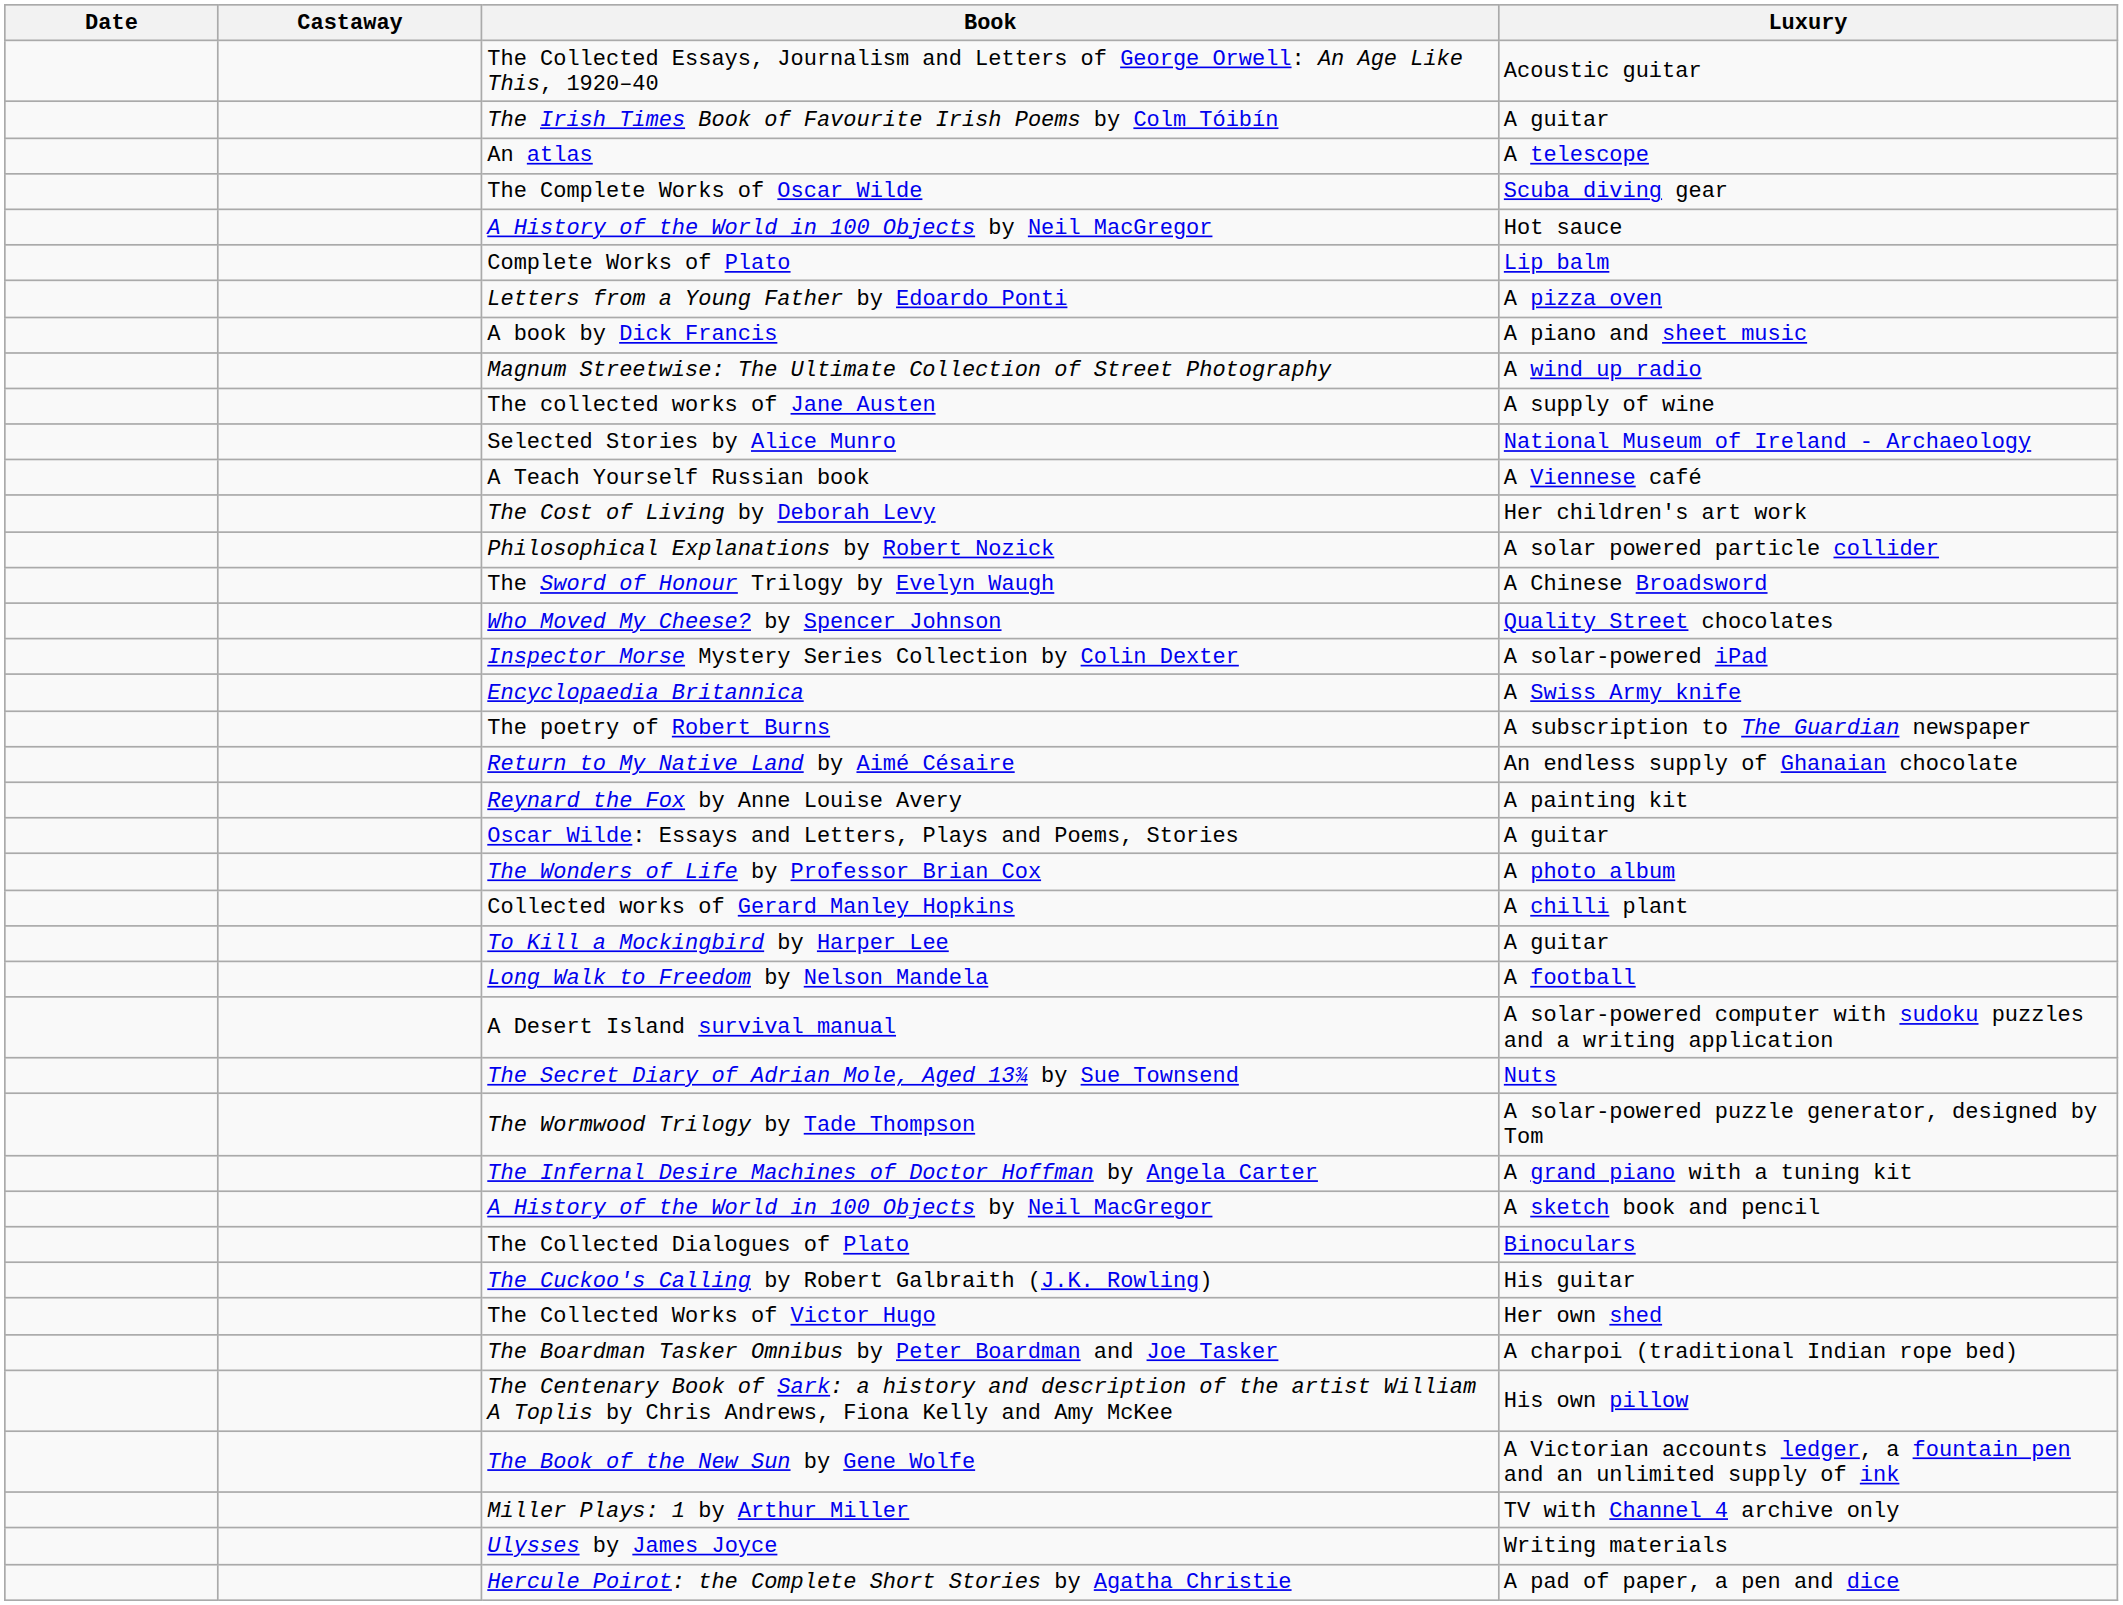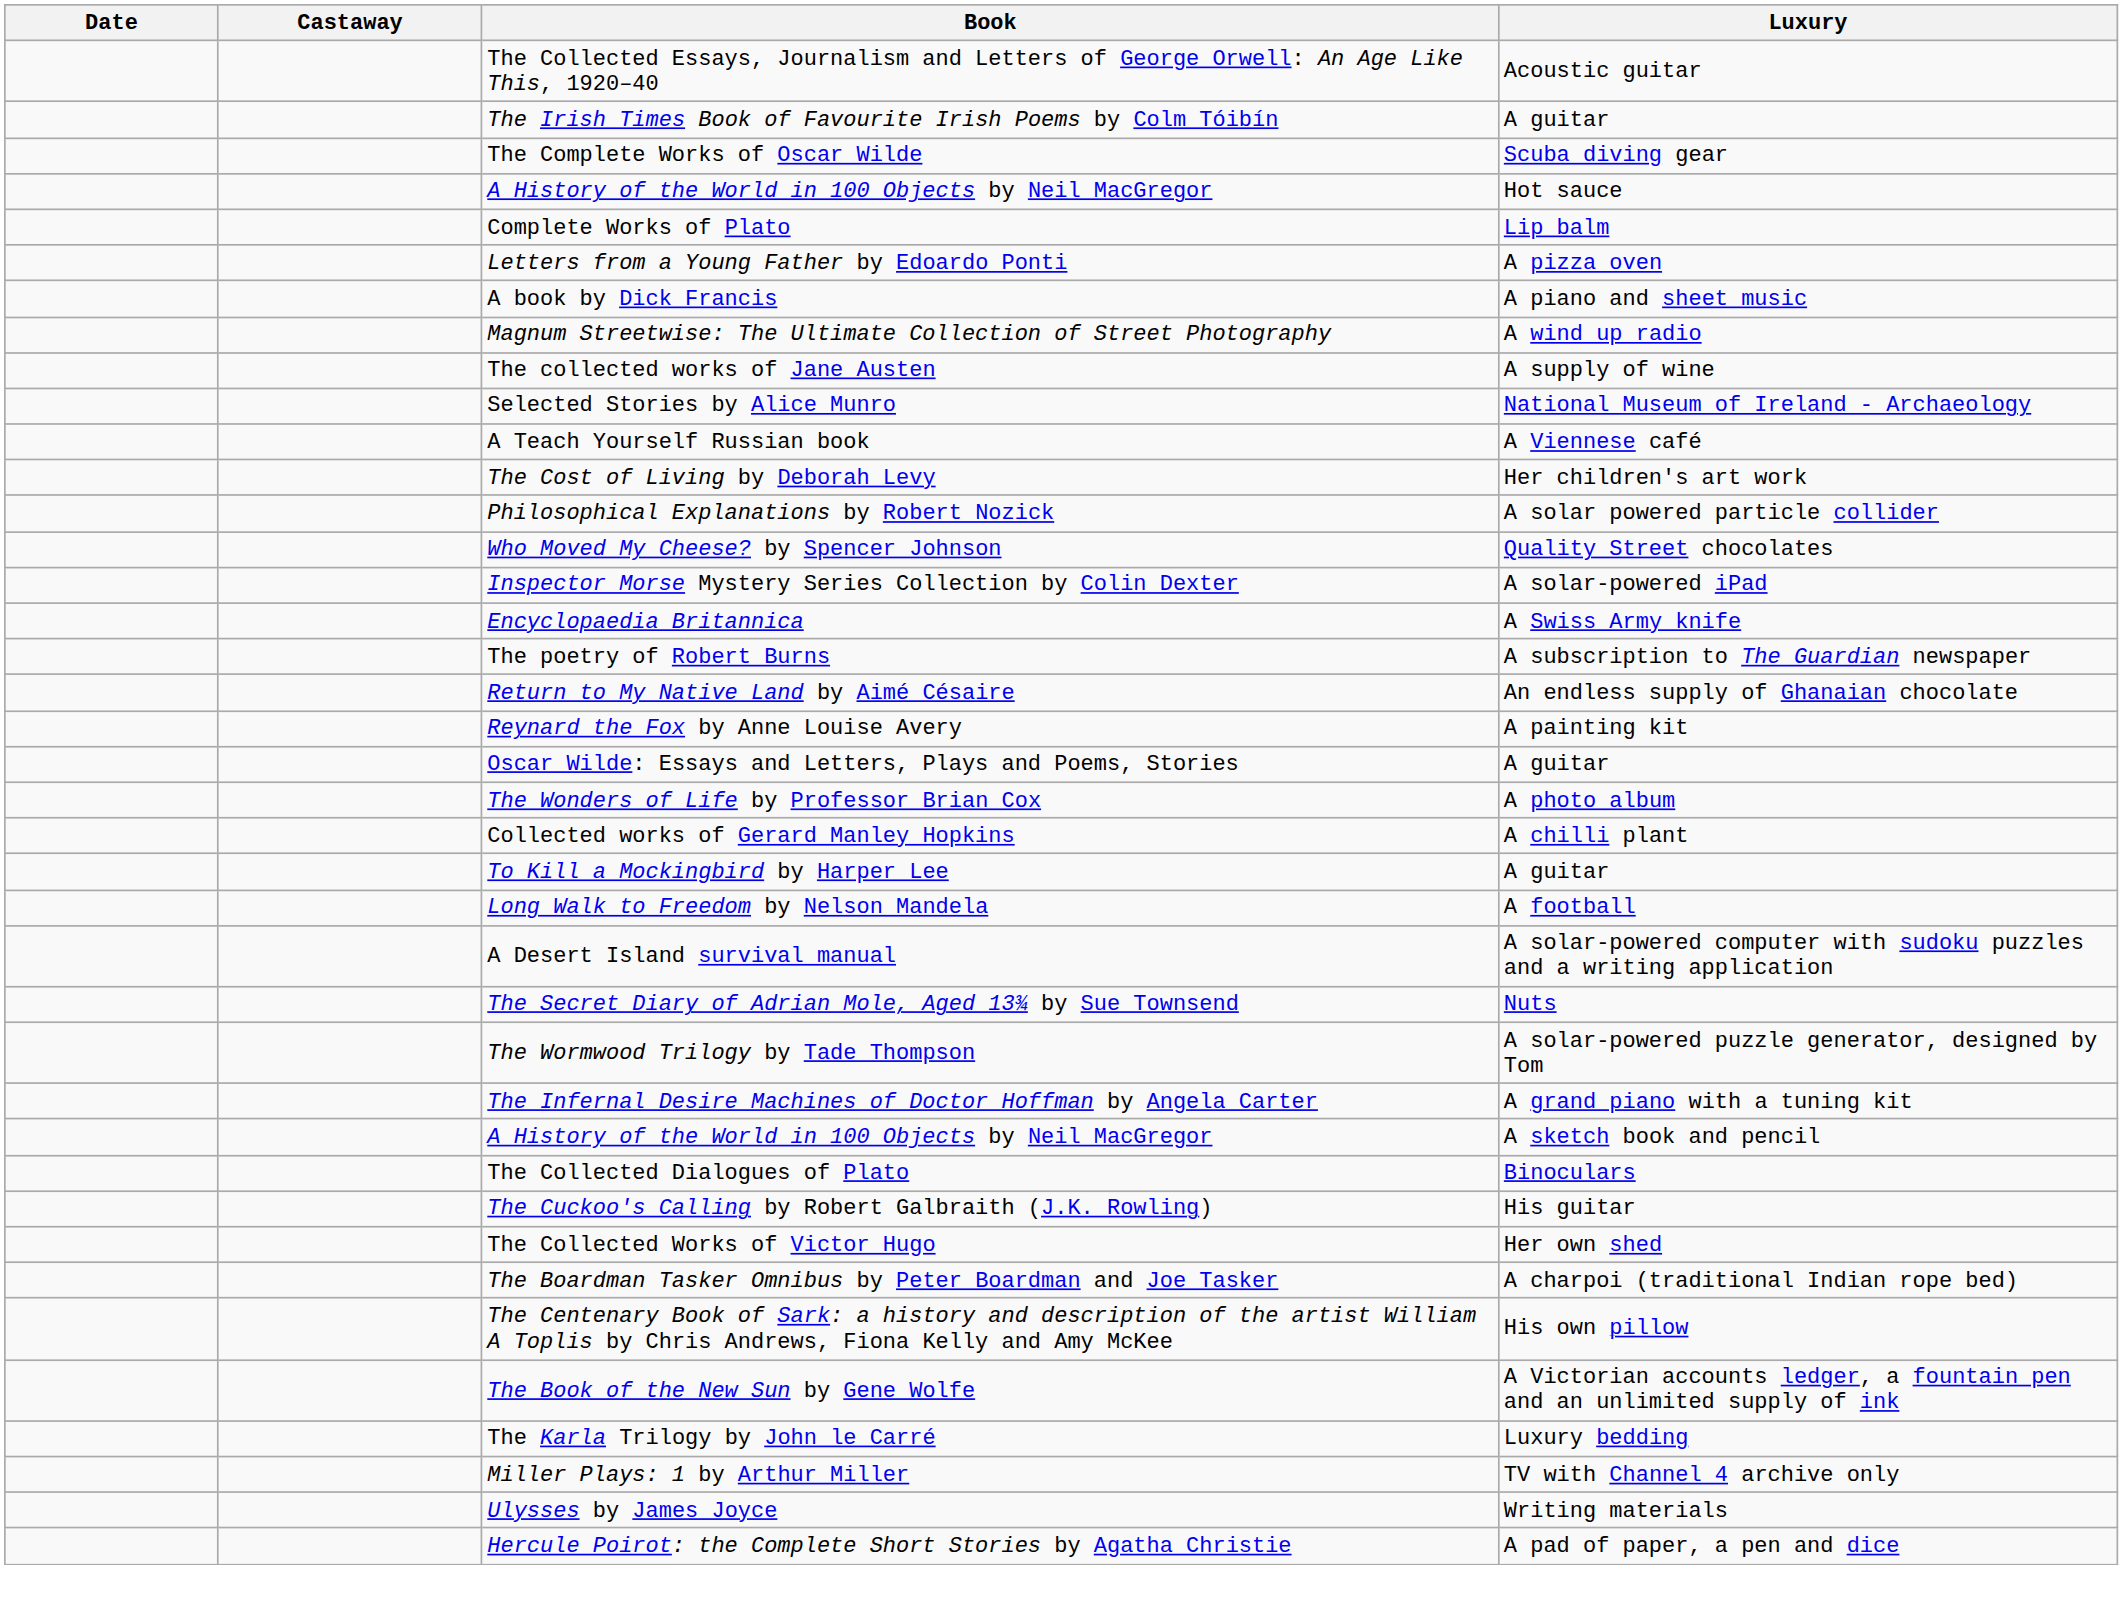- row: (540, 156)
- row: (771, 585)
+ row: (711, 1439)
